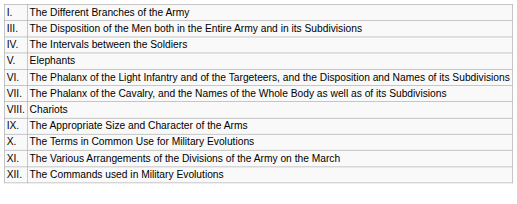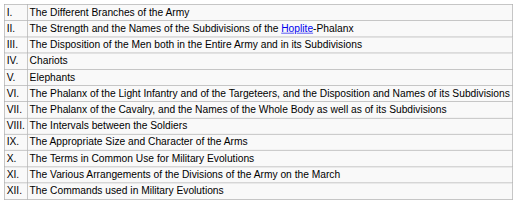+ row: (11, 28)
(108, 45) The Intervals between the Soldiers -> (49, 61) Chariots
(49, 110) Chariots -> (108, 126) The Intervals between the Soldiers
